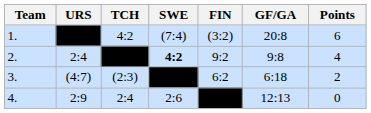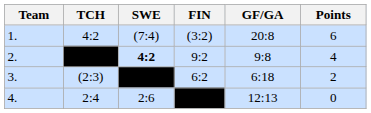- column: (78, 14)
